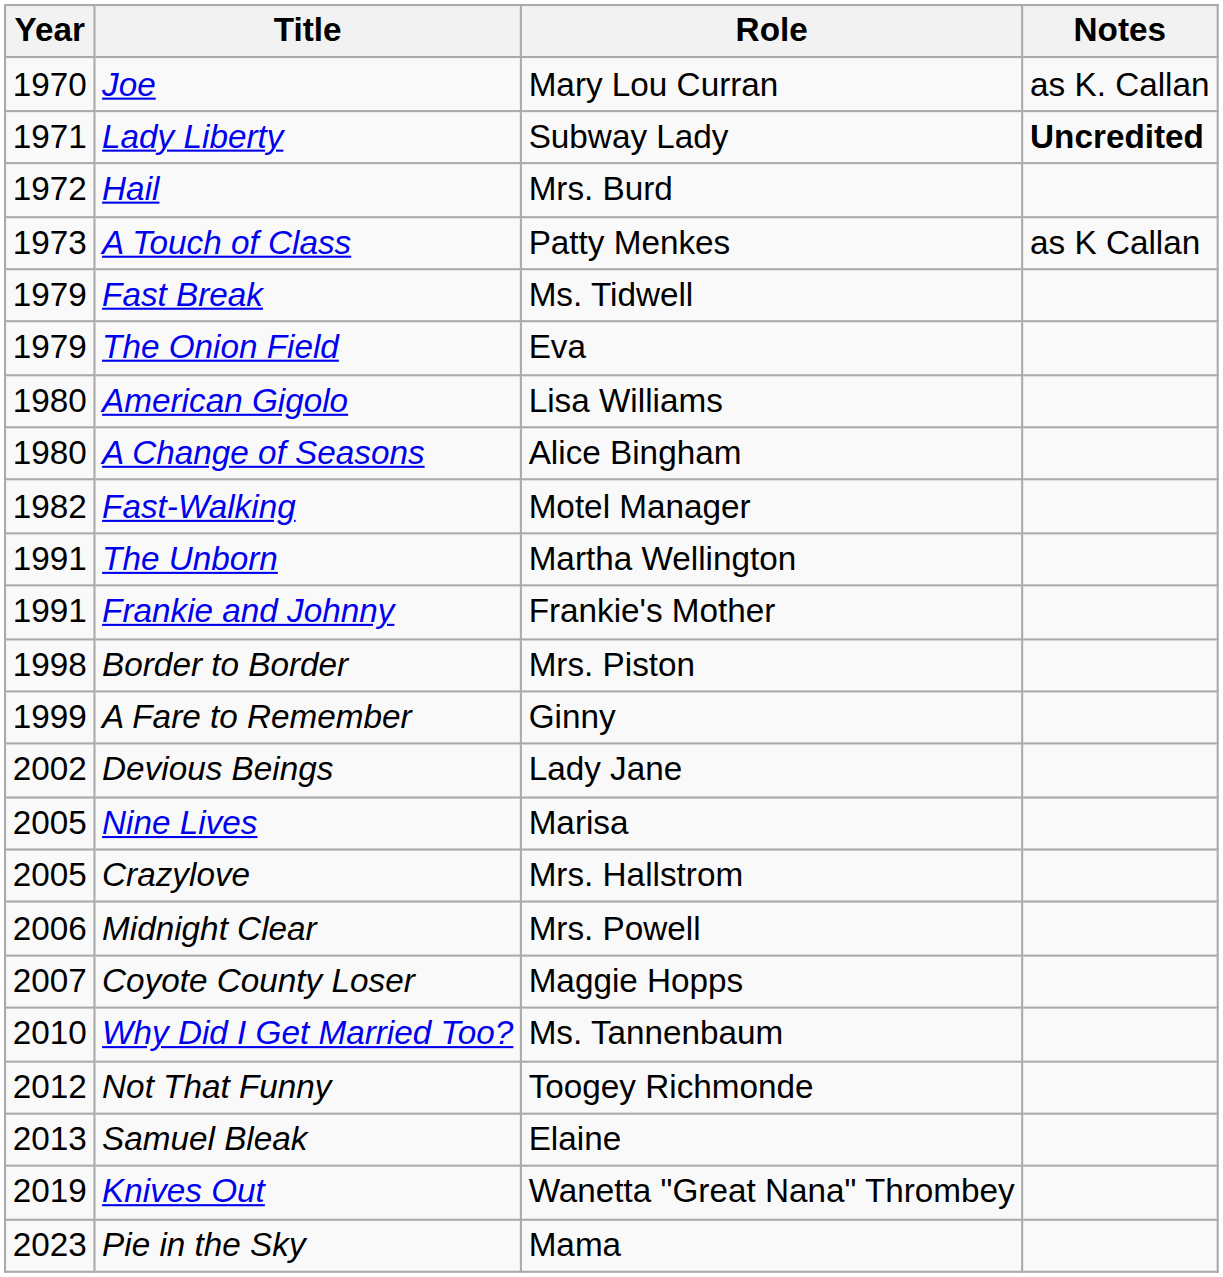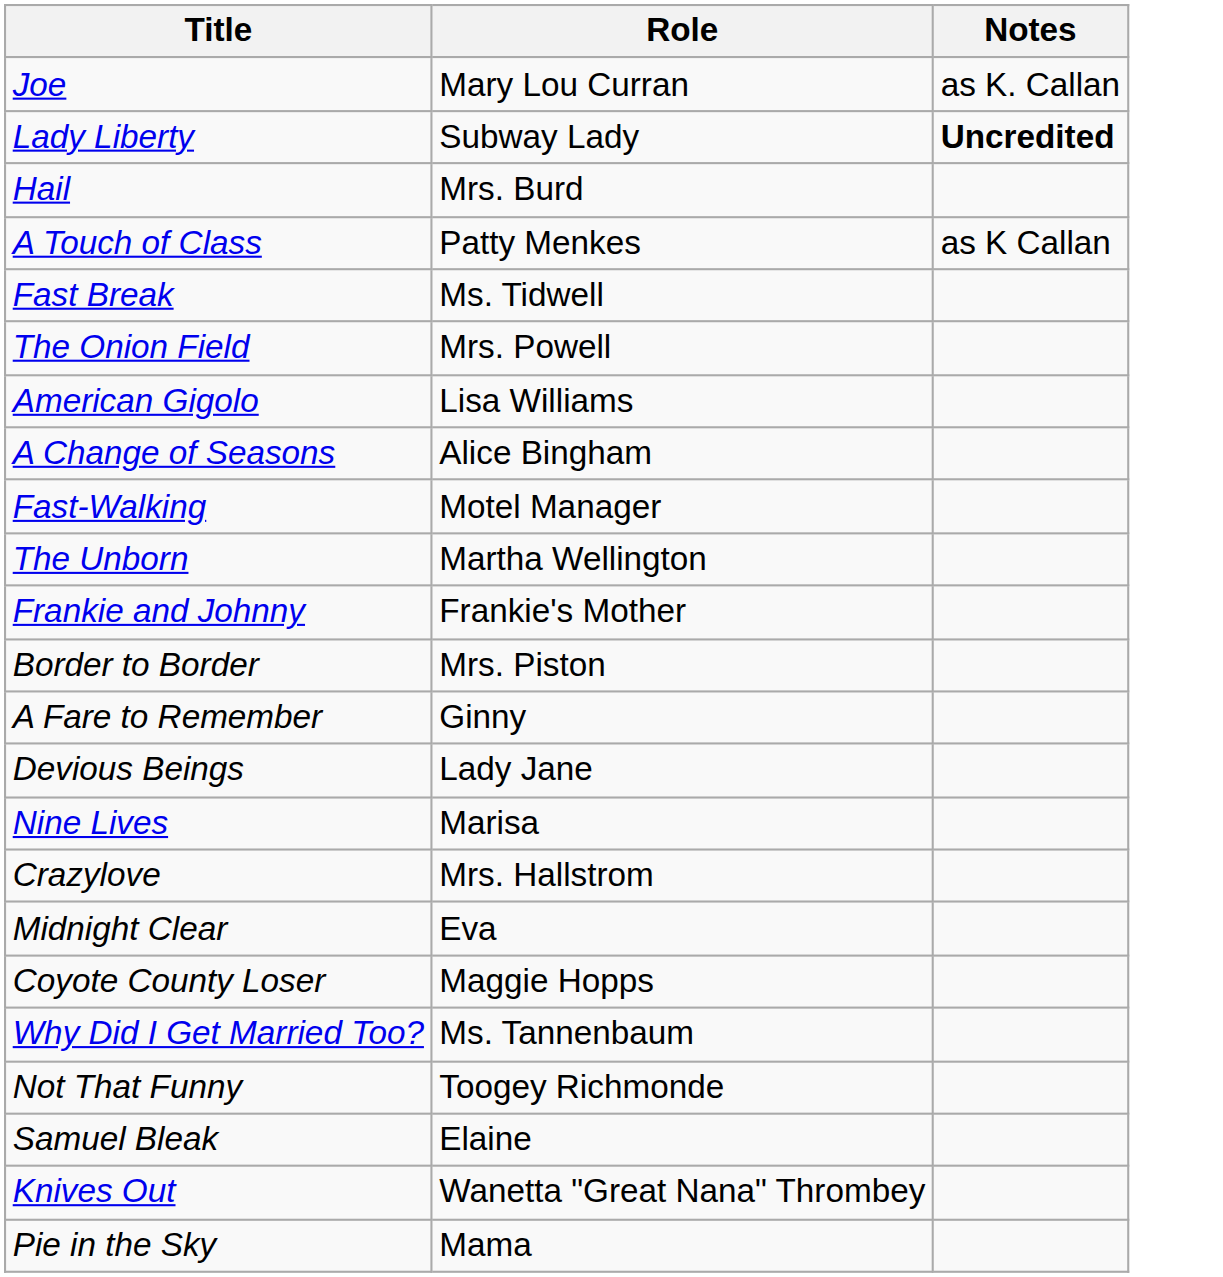- column: (50, 30)
(557, 347) Eva -> (525, 347) Mrs. Powell
(615, 928) Mrs. Powell -> (468, 928) Eva
